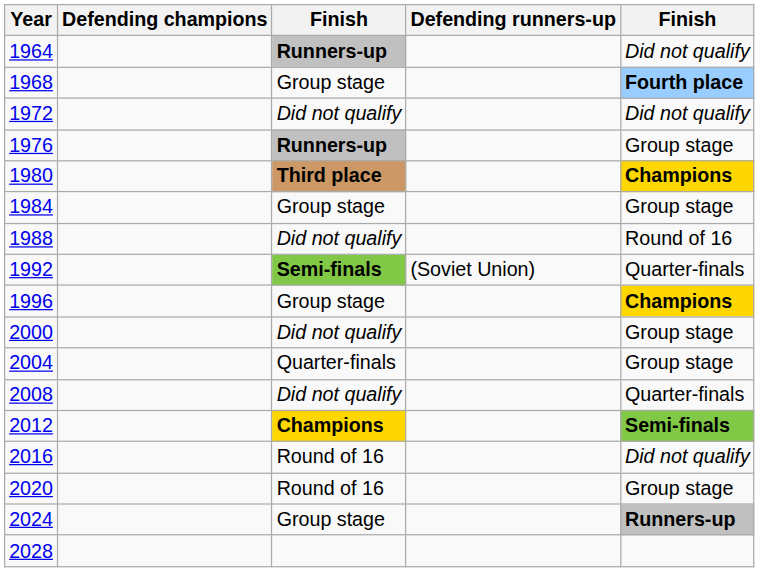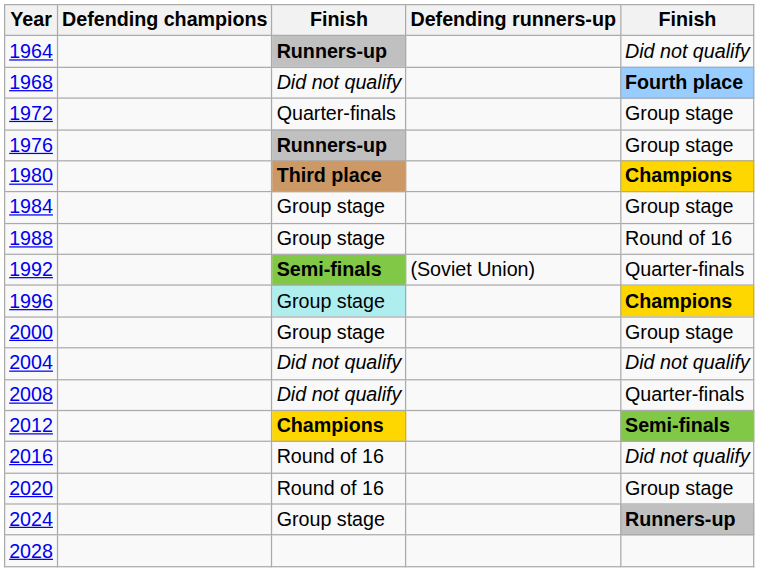(331, 82) Group stage -> (339, 82) Did not qualify
(339, 113) Did not qualify -> (336, 113) Quarter-finals
(687, 113) Did not qualify -> (679, 113) Group stage
(339, 238) Did not qualify -> (331, 238) Group stage
(331, 301) no background -> (331, 301) paleturquoise background
(339, 332) Did not qualify -> (331, 332) Group stage
(336, 363) Quarter-finals -> (339, 363) Did not qualify
(679, 363) Group stage -> (687, 363) Did not qualify
